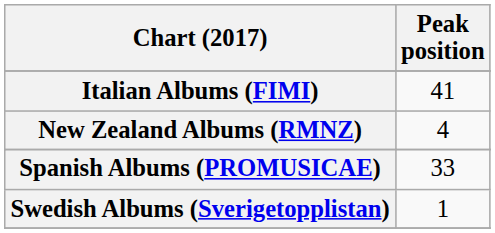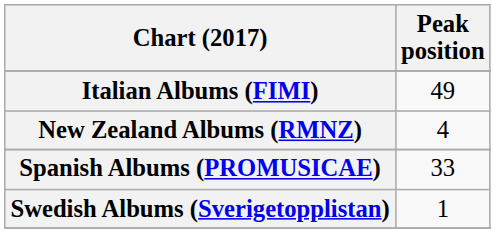(443, 90) 41 -> (443, 90) 49
